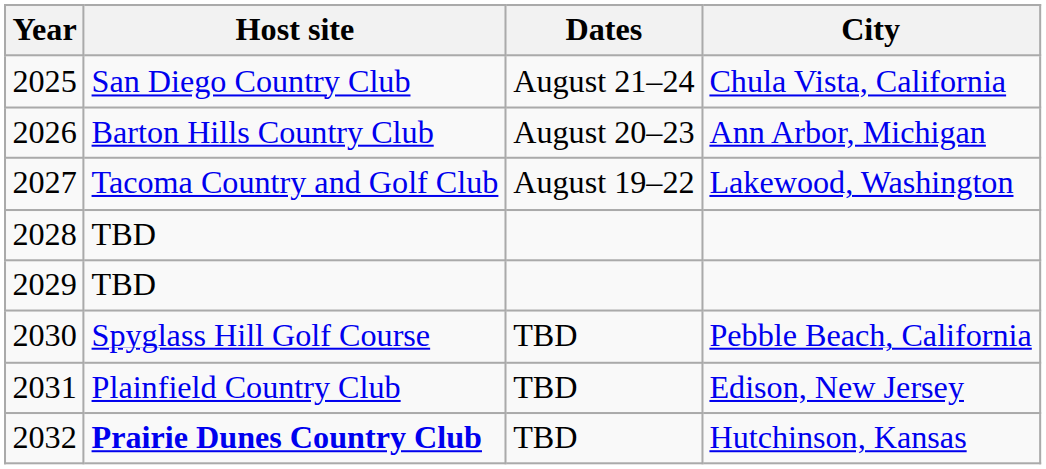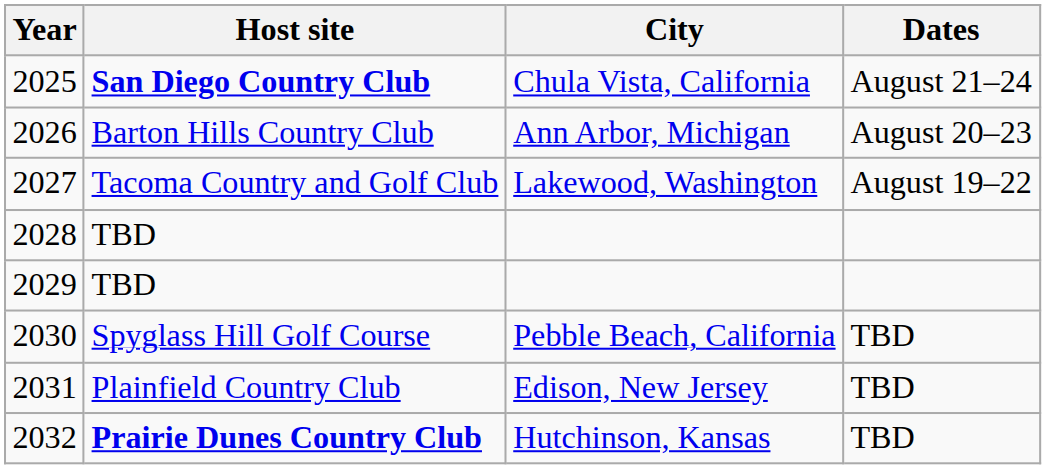columns swapped: (871, 30) <-> (604, 30)
(251, 81) normal -> (261, 81) bold
